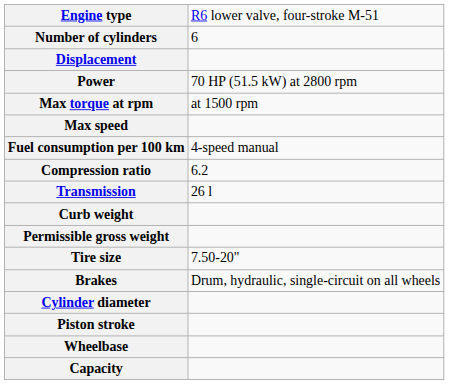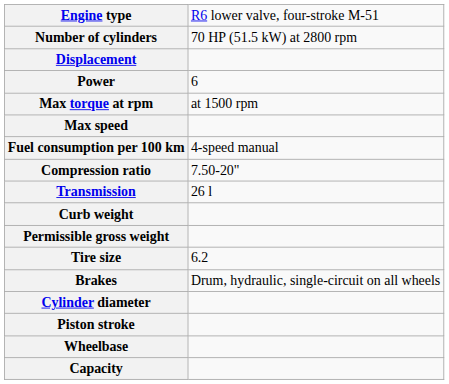(194, 37) 6 -> (274, 37) 70 HP (51.5 kW) at 2800 rpm
(274, 81) 70 HP (51.5 kW) at 2800 rpm -> (194, 81) 6
(200, 170) 6.2 -> (215, 170) 7.50-20"
(215, 258) 7.50-20" -> (200, 258) 6.2
